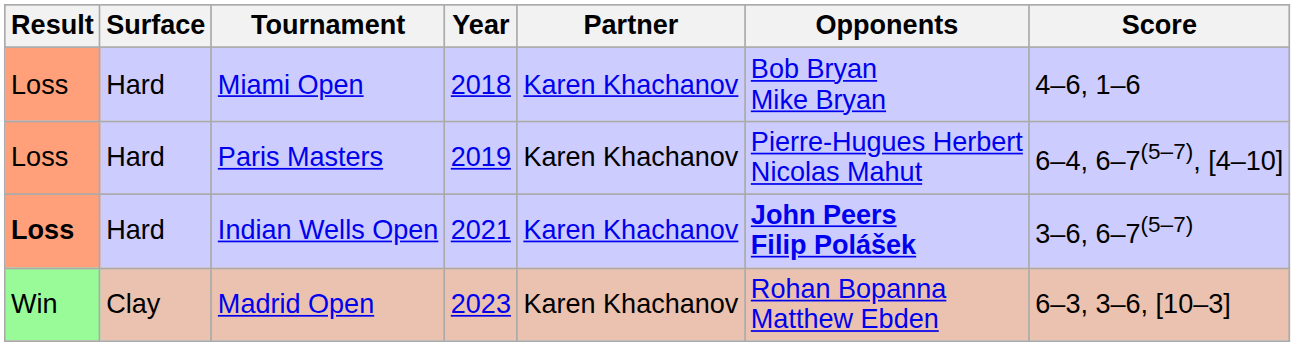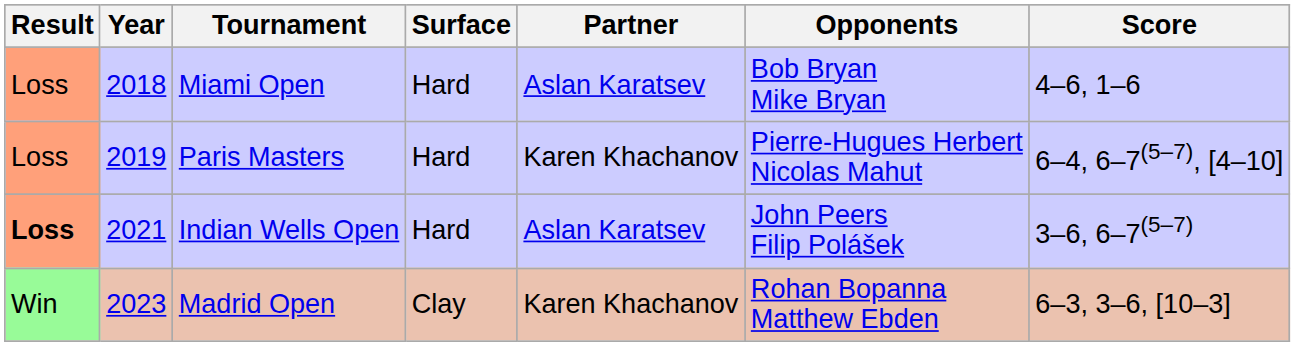columns swapped: (481, 25) <-> (156, 25)
(631, 84) Karen Khachanov -> (614, 84) Aslan Karatsev
(631, 230) Karen Khachanov -> (614, 230) Aslan Karatsev
(833, 230) bold -> (827, 230) normal
